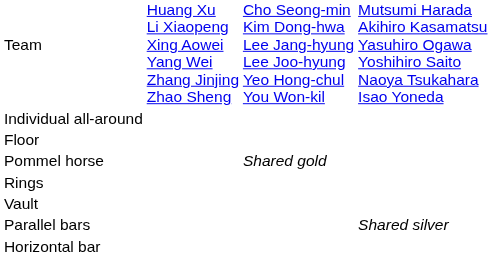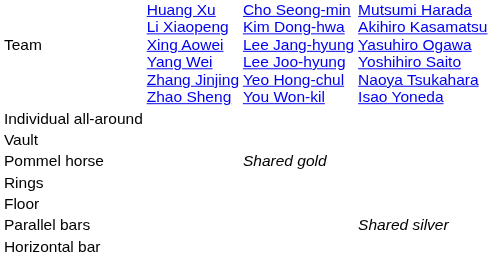rows swapped: (22, 140) <-> (21, 204)
